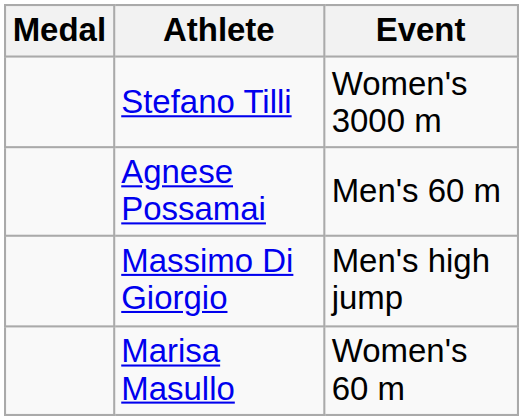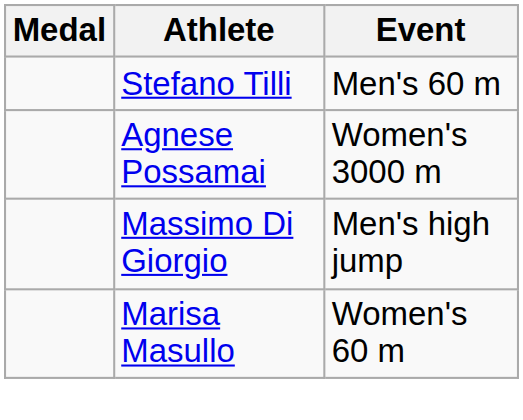(400, 101) Women's 3000 m -> (416, 82) Men's 60 m
(416, 190) Men's 60 m -> (400, 153) Women's 3000 m
